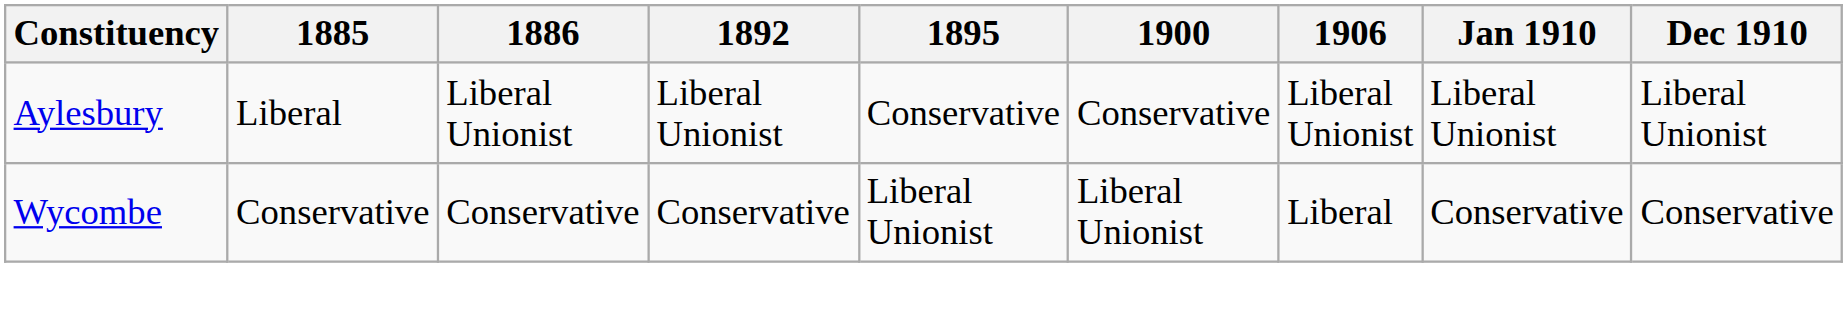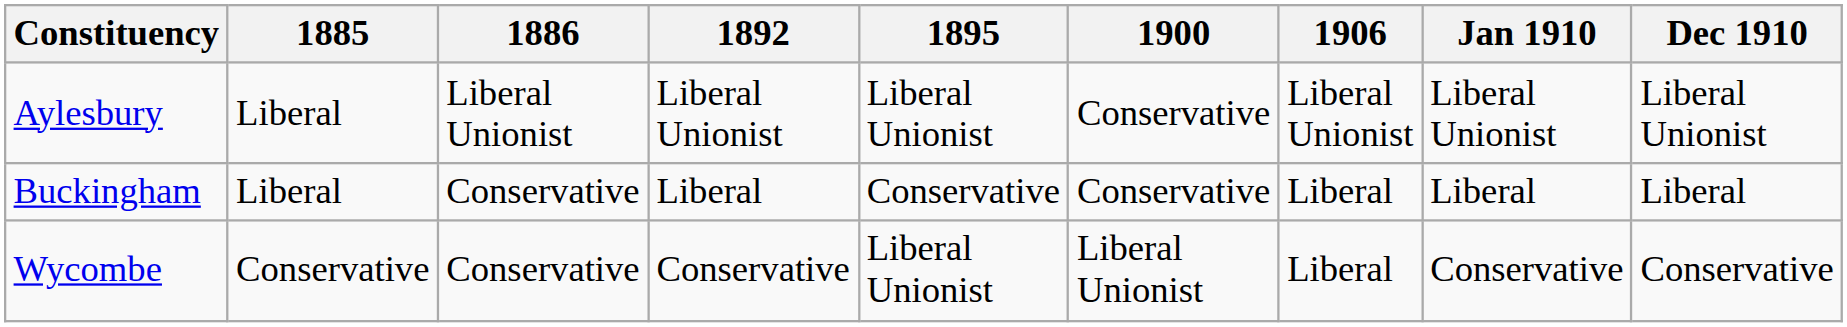(963, 112) Conservative -> (930, 112) Liberal Unionist
+ row: (107, 190)
